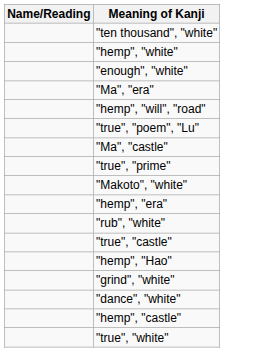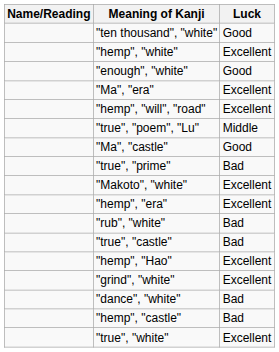+ column: (247, 14)
